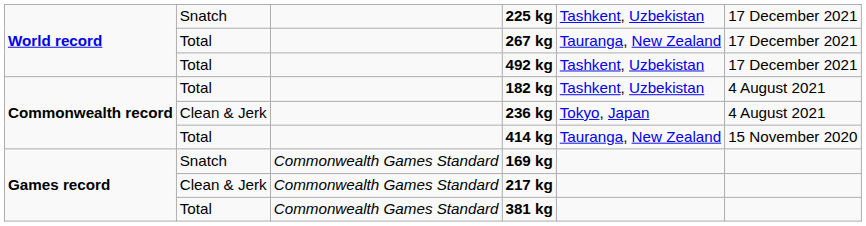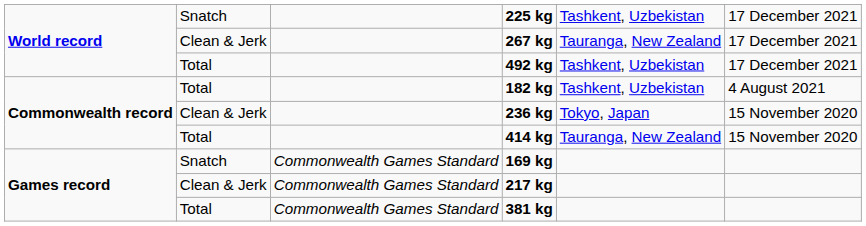(196, 40) Total -> (223, 40) Clean & Jerk
(777, 112) 4 August 2021 -> (793, 112) 15 November 2020
